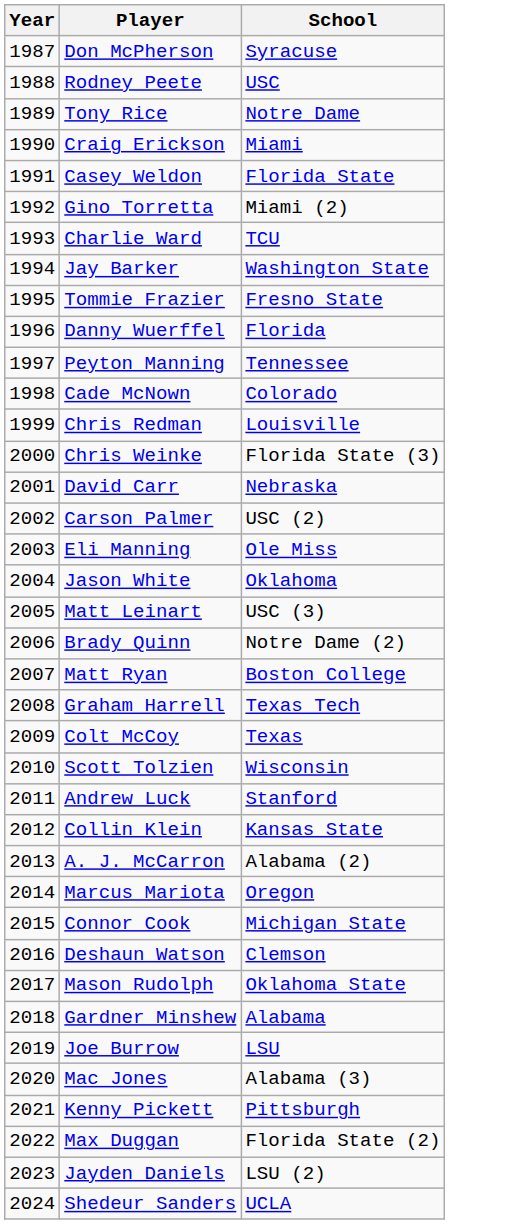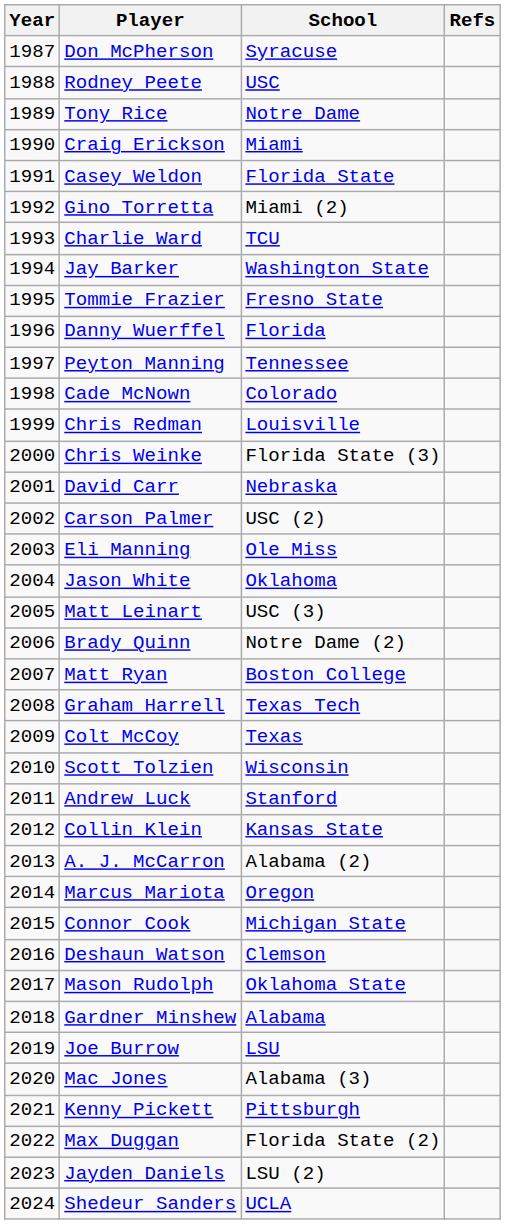+ column: (472, 20)
